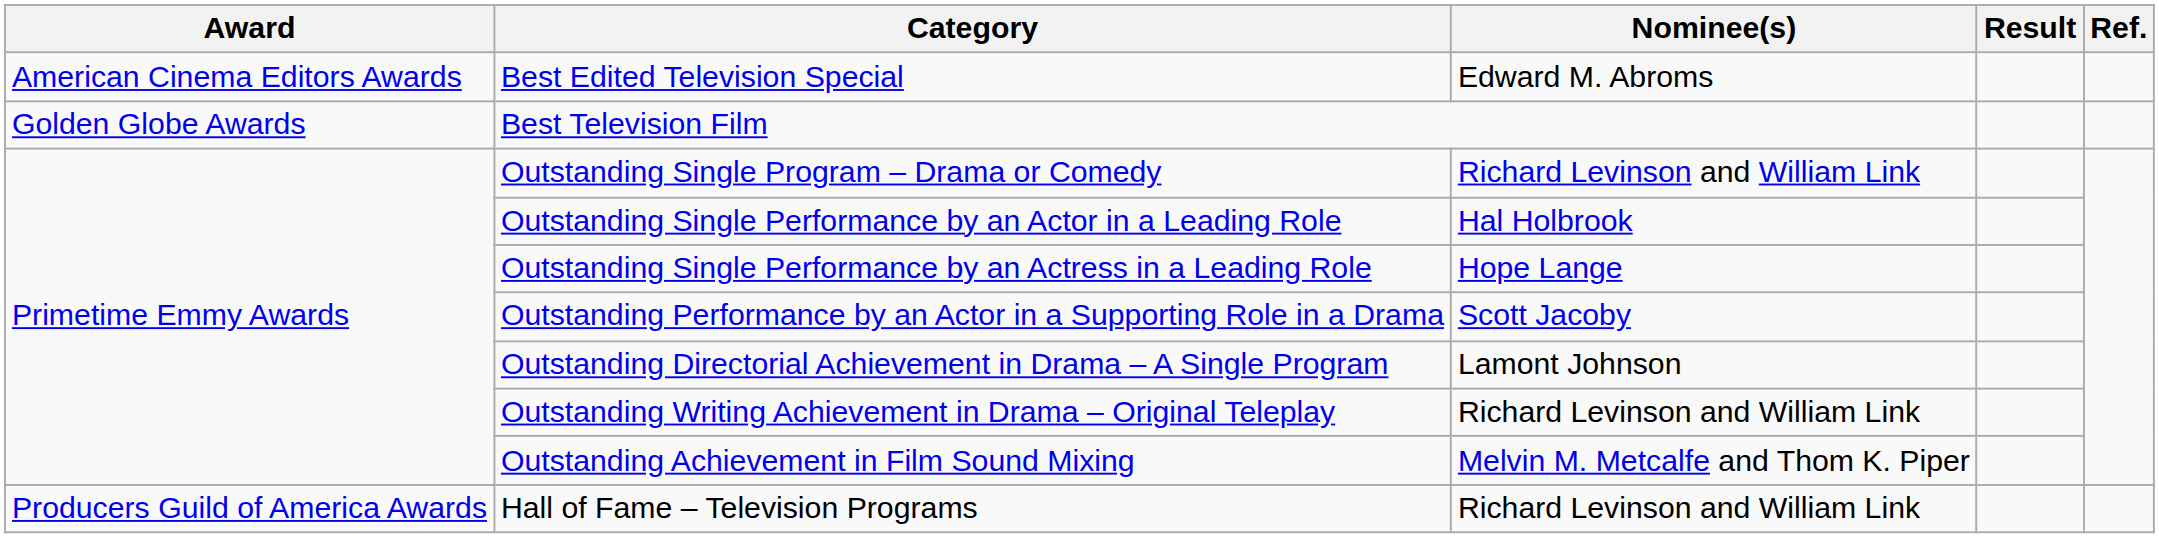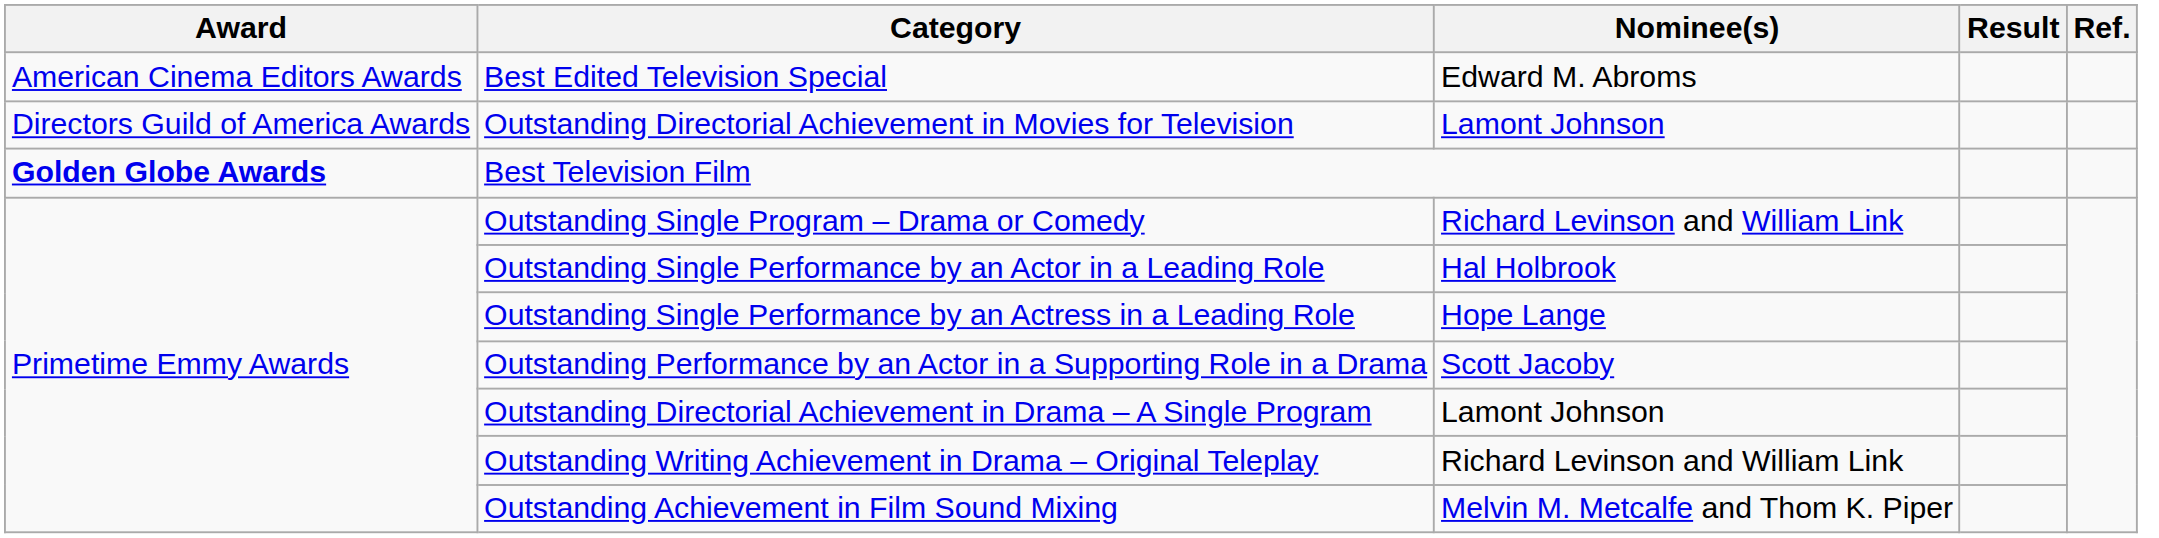+ row: (889, 124)
(159, 124) normal -> (169, 172) bold
- row: (739, 508)
